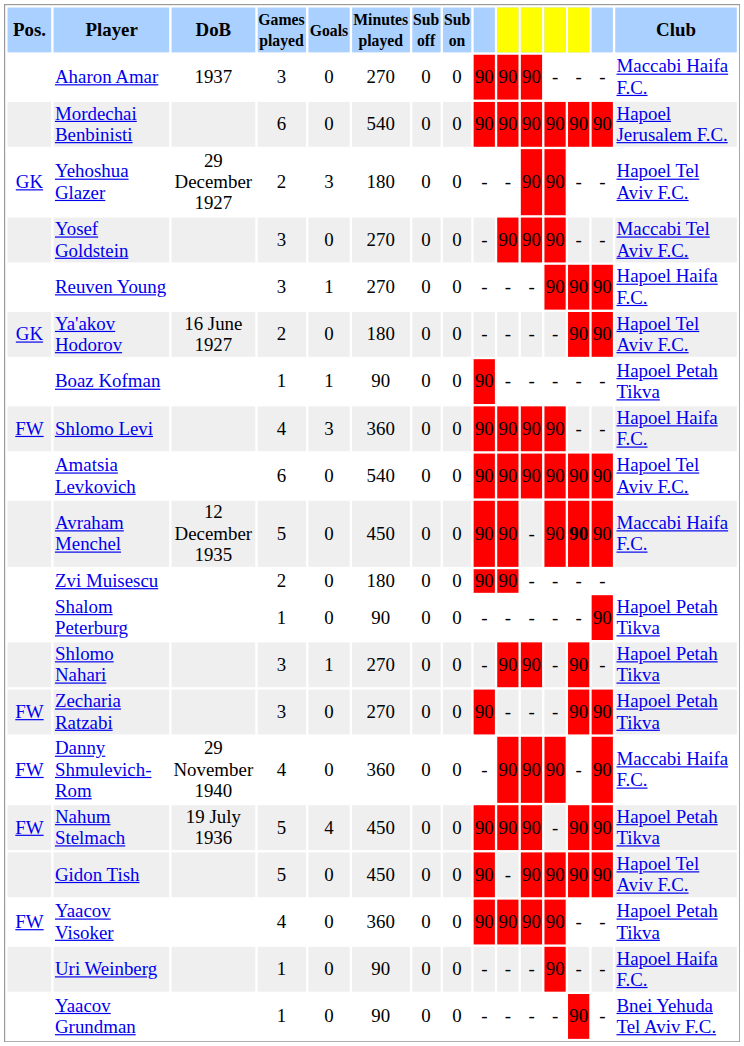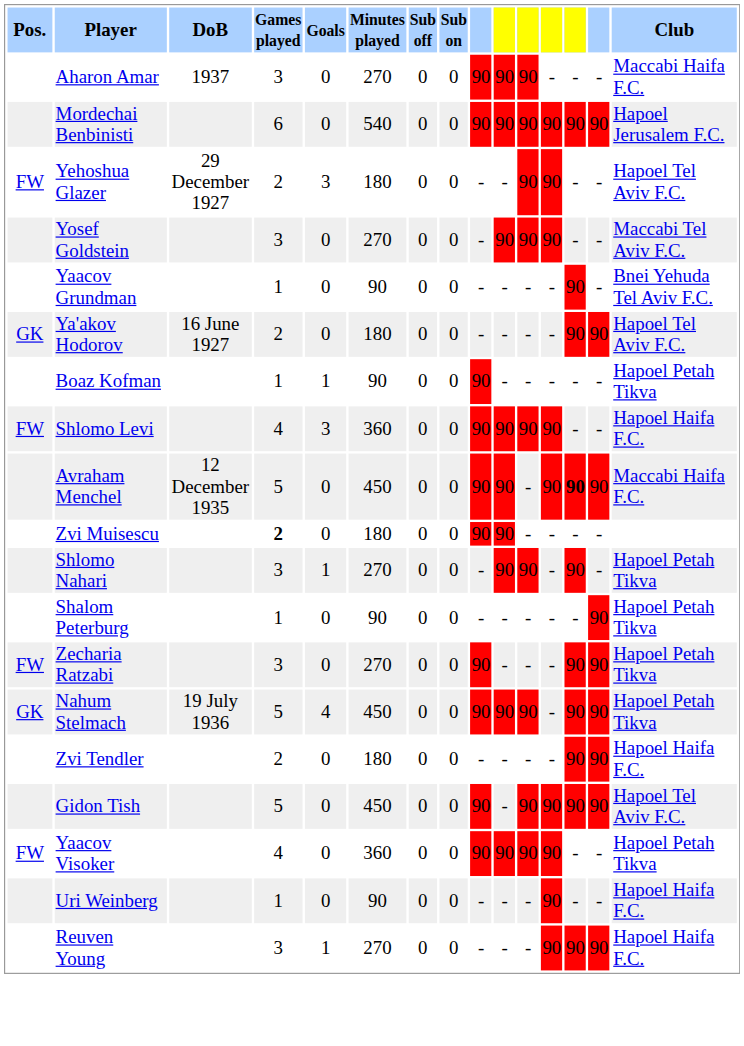(29, 182) GK -> (30, 182) FW
rows swapped: (95, 1016) <-> (111, 287)
- row: (95, 475)
(282, 580) normal -> (278, 533) bold
rows swapped: (84, 664) <-> (91, 617)
- row: (103, 769)
(29, 827) FW -> (30, 711) GK
+ row: (100, 759)
